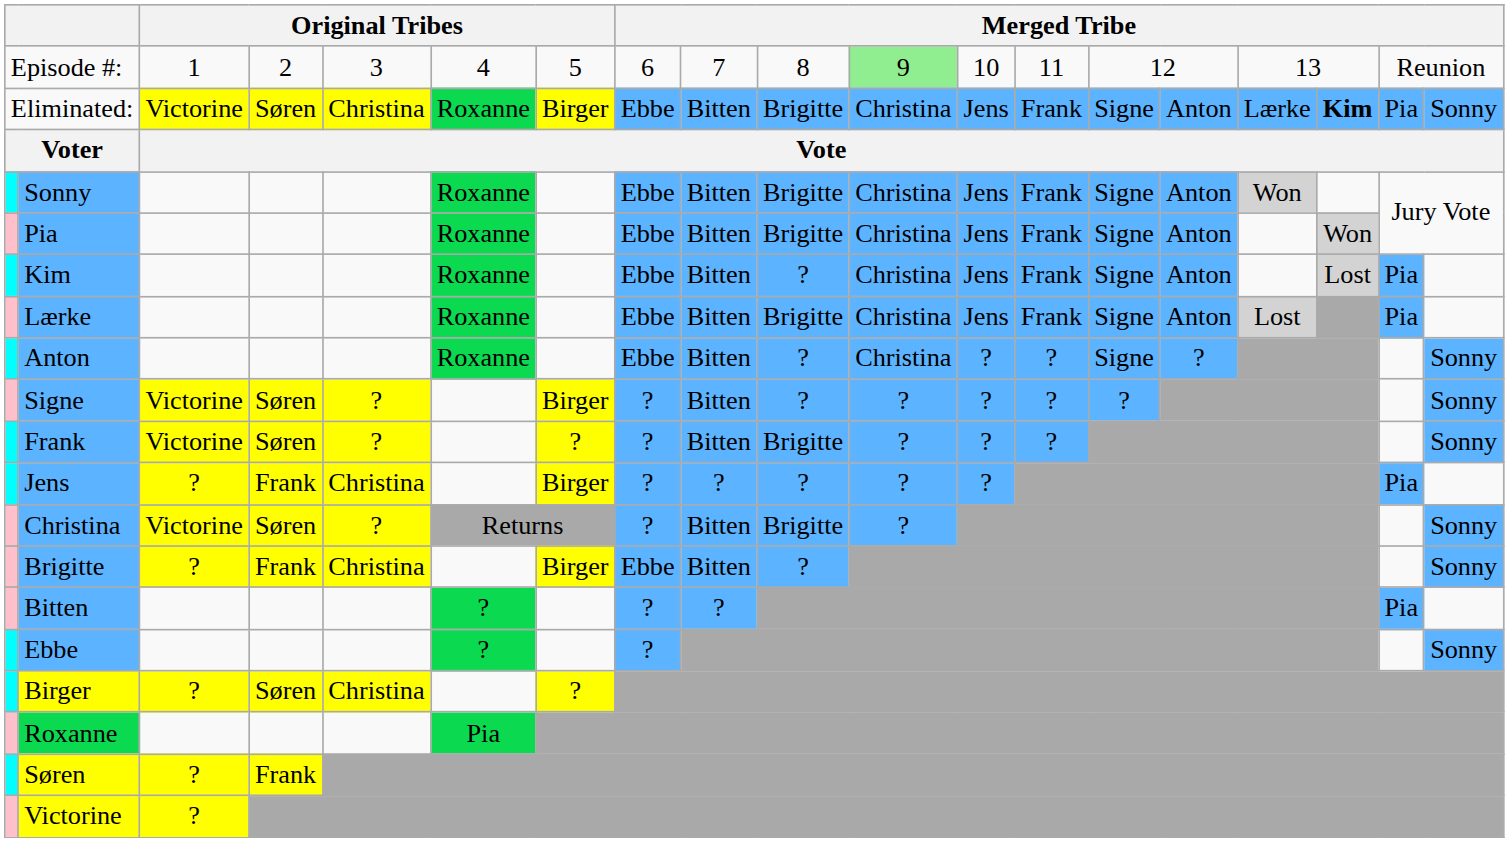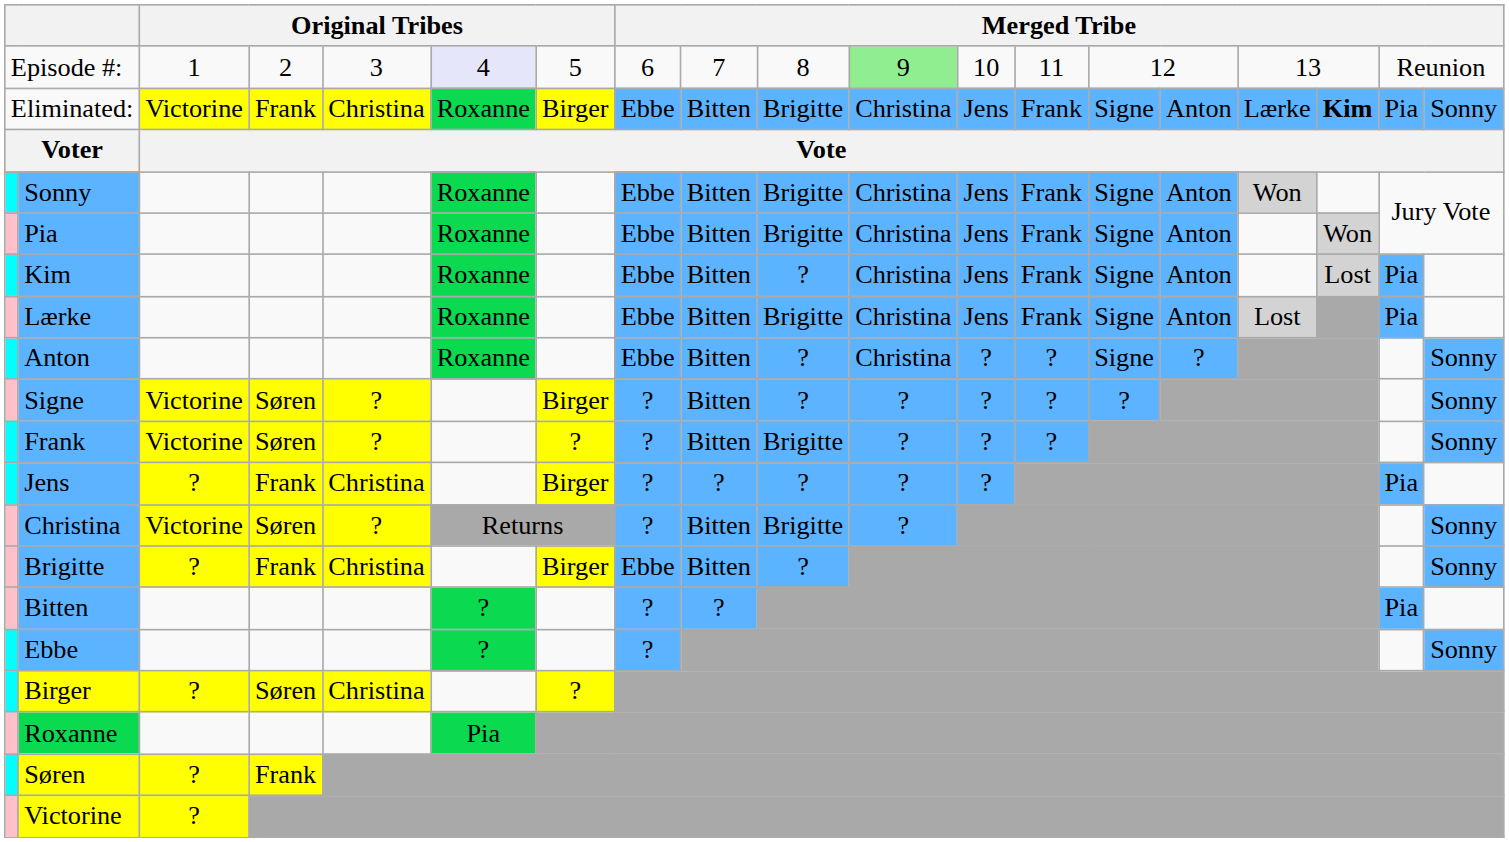(483, 66) no background -> (483, 66) lavender background
(286, 108) Søren -> (286, 108) Frank
